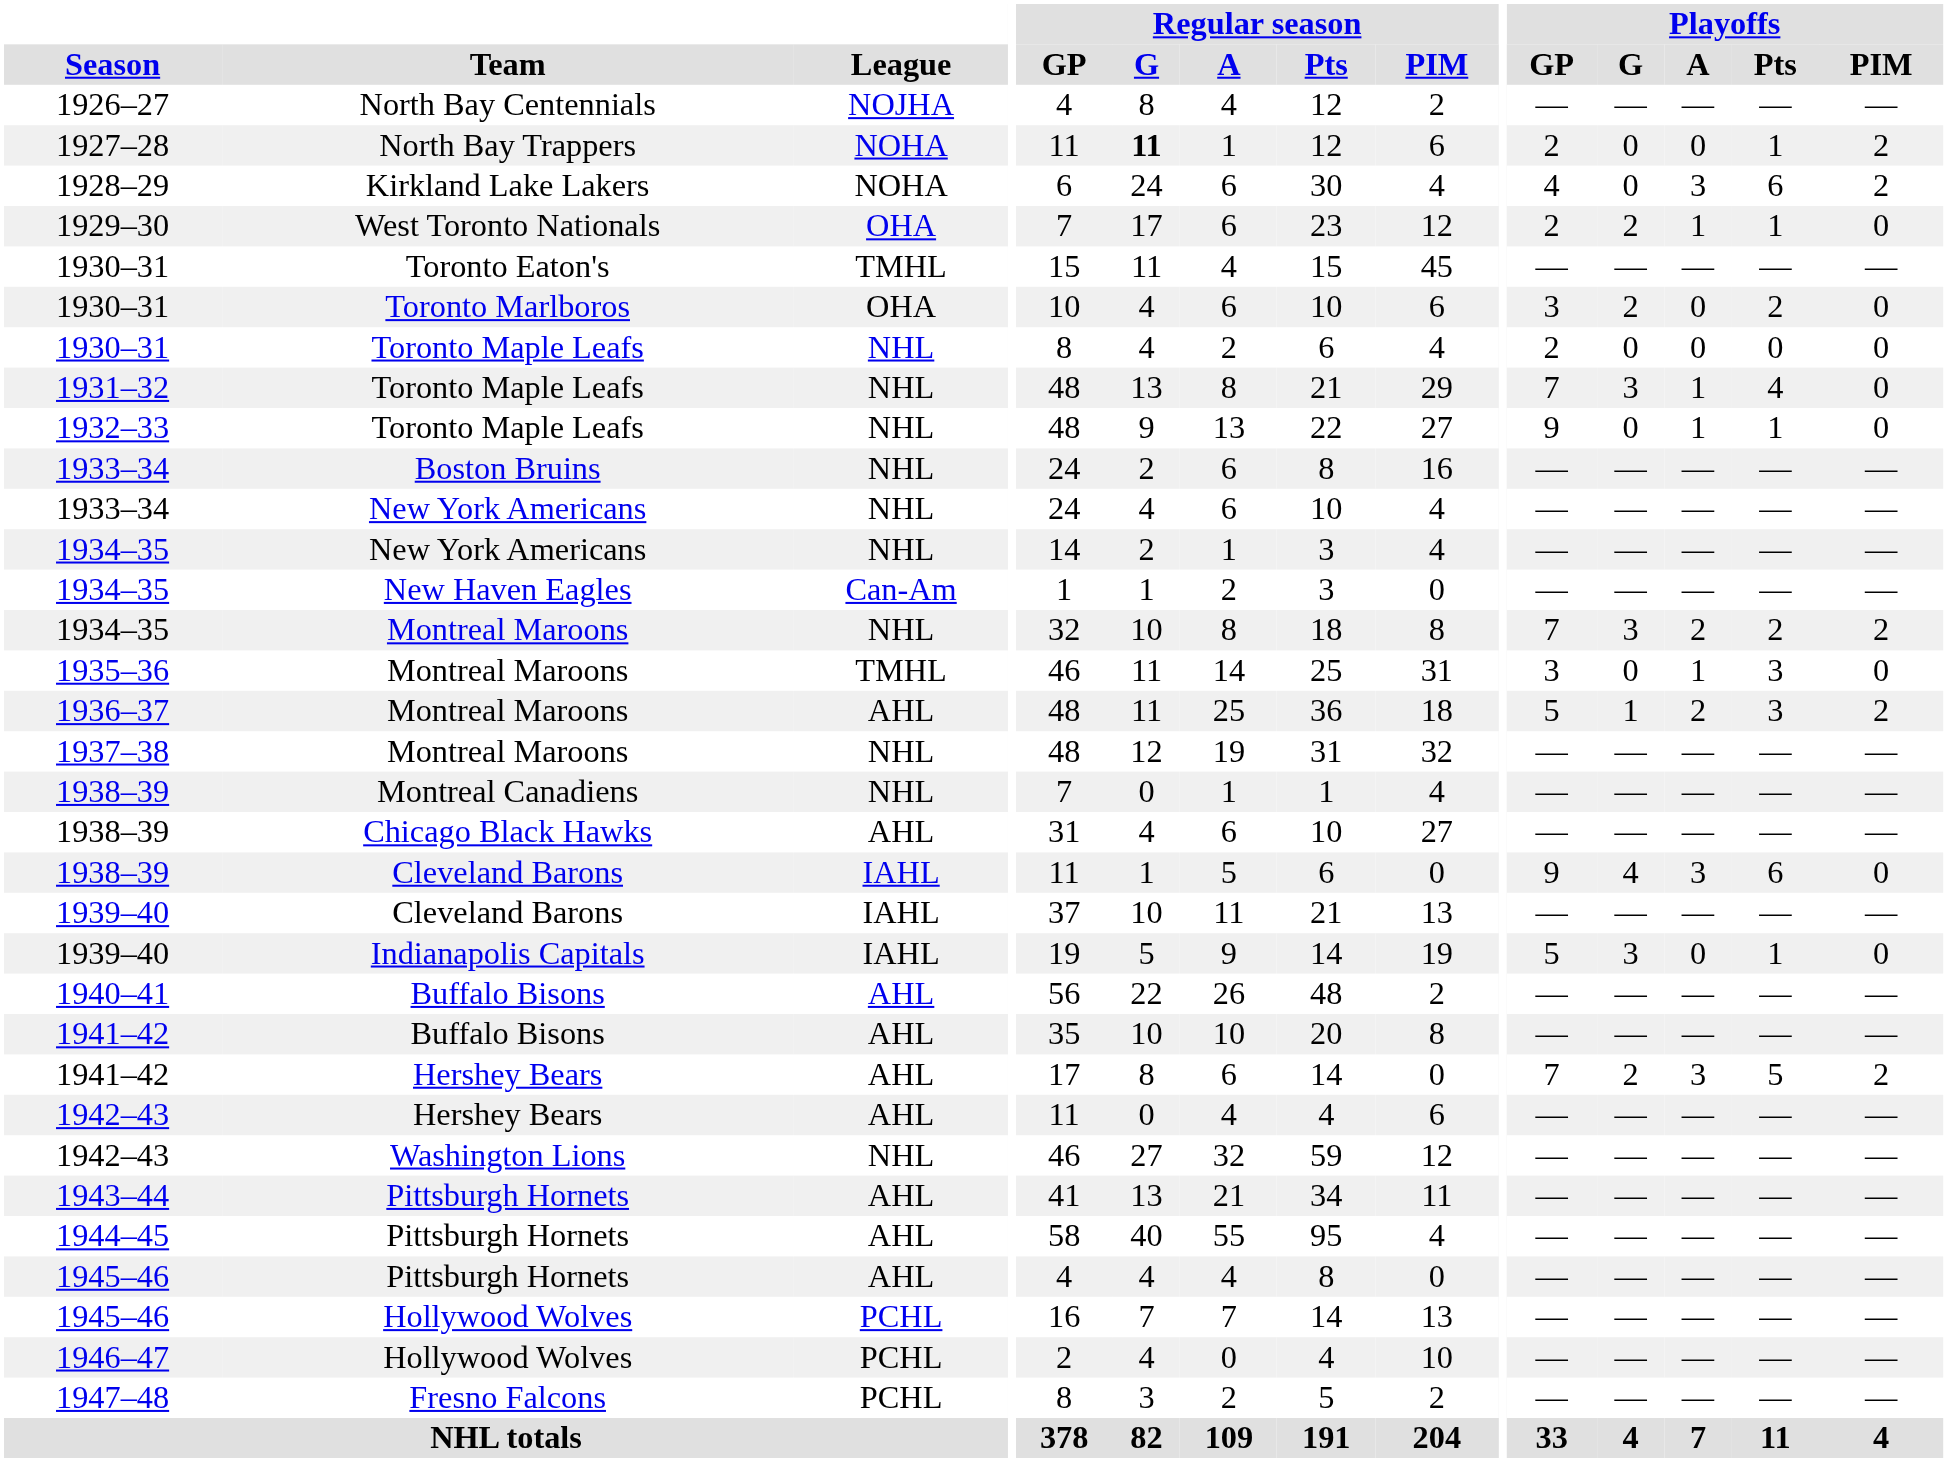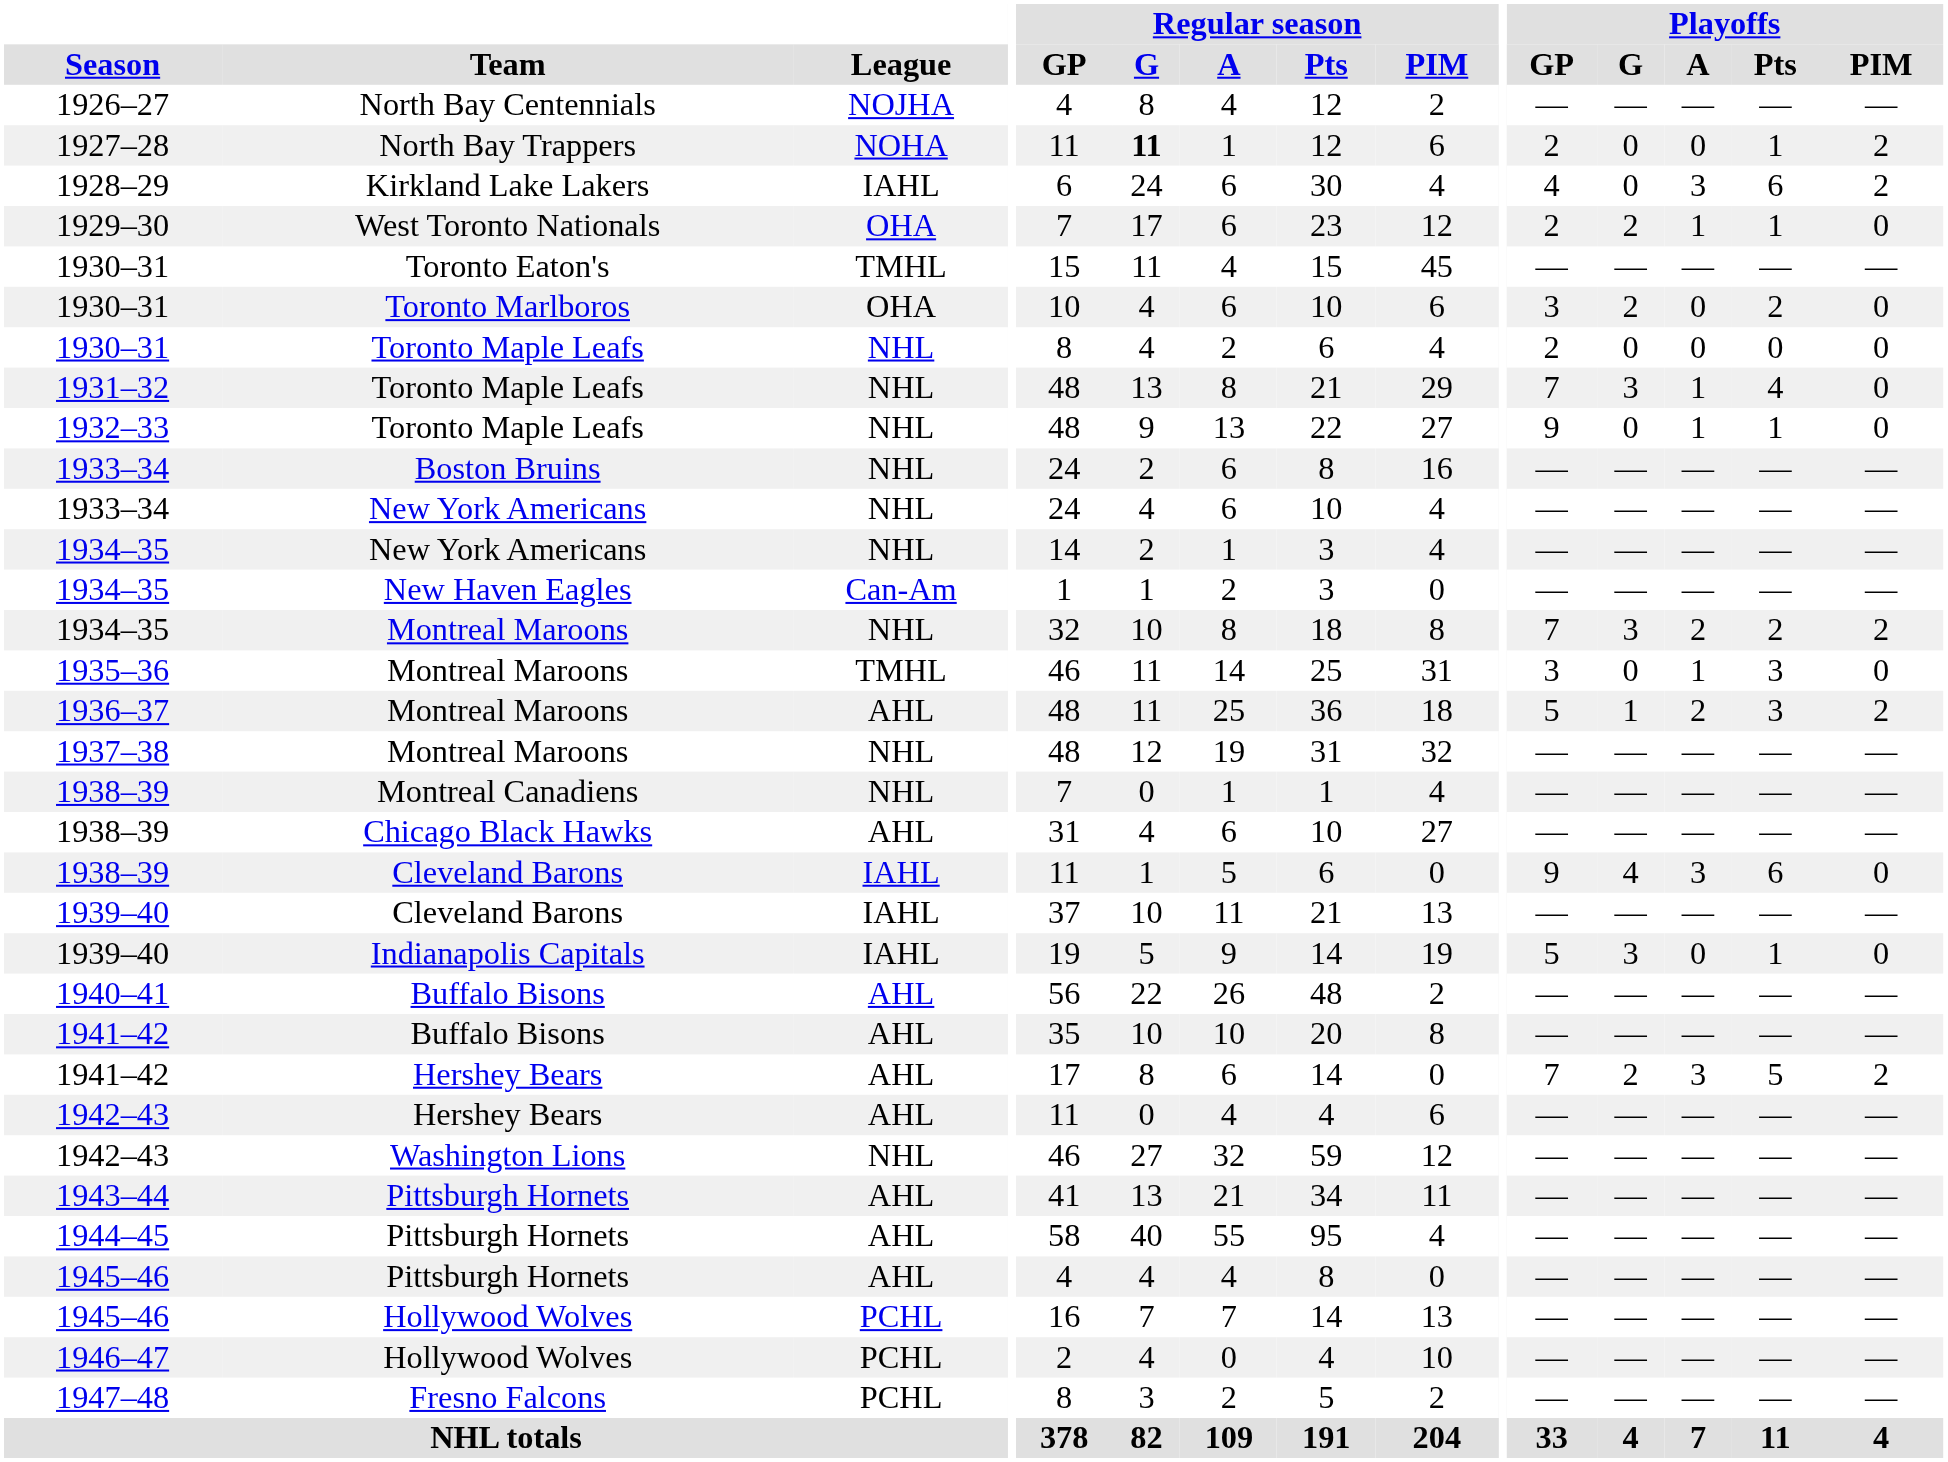(901, 185) NOHA -> (901, 185) IAHL
